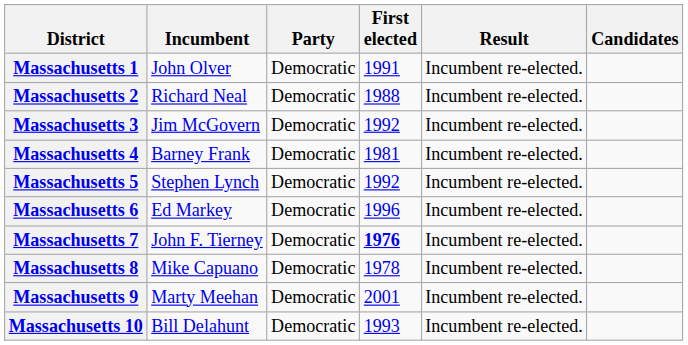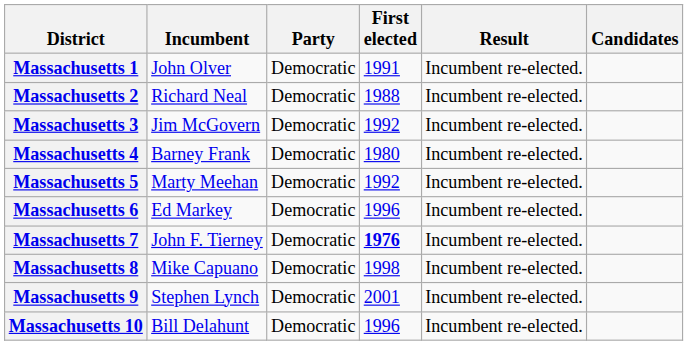(382, 153) 1981 -> (382, 153) 1980
(205, 182) Stephen Lynch -> (205, 182) Marty Meehan
(382, 268) 1978 -> (382, 268) 1998
(205, 297) Marty Meehan -> (205, 297) Stephen Lynch
(382, 325) 1993 -> (382, 325) 1996
